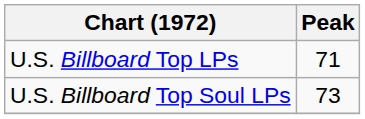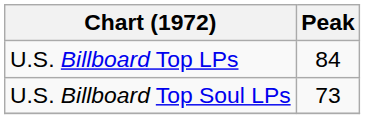(328, 58) 71 -> (328, 58) 84
